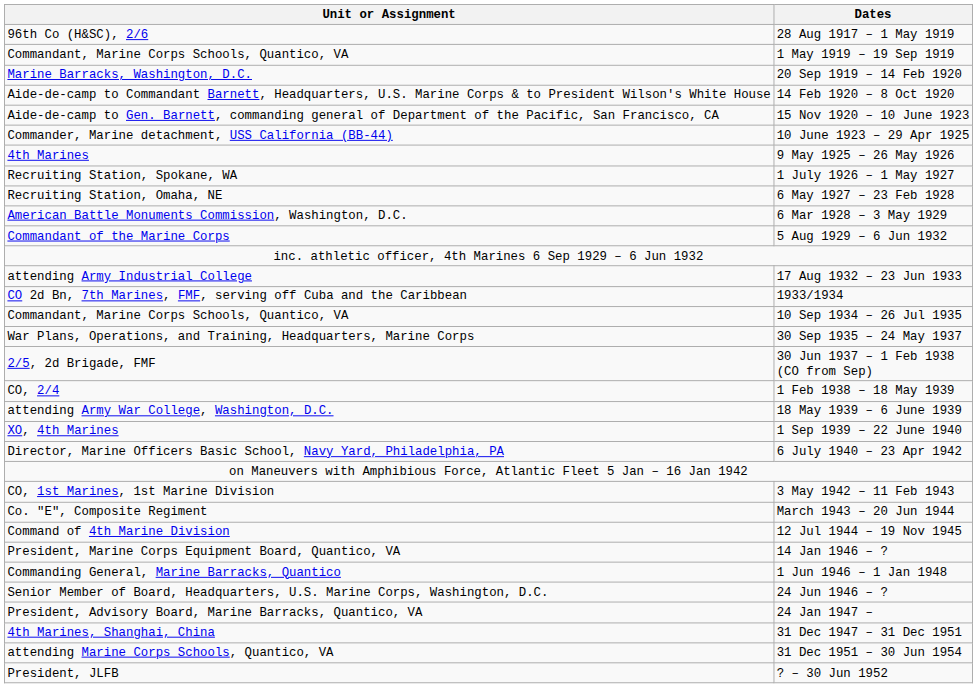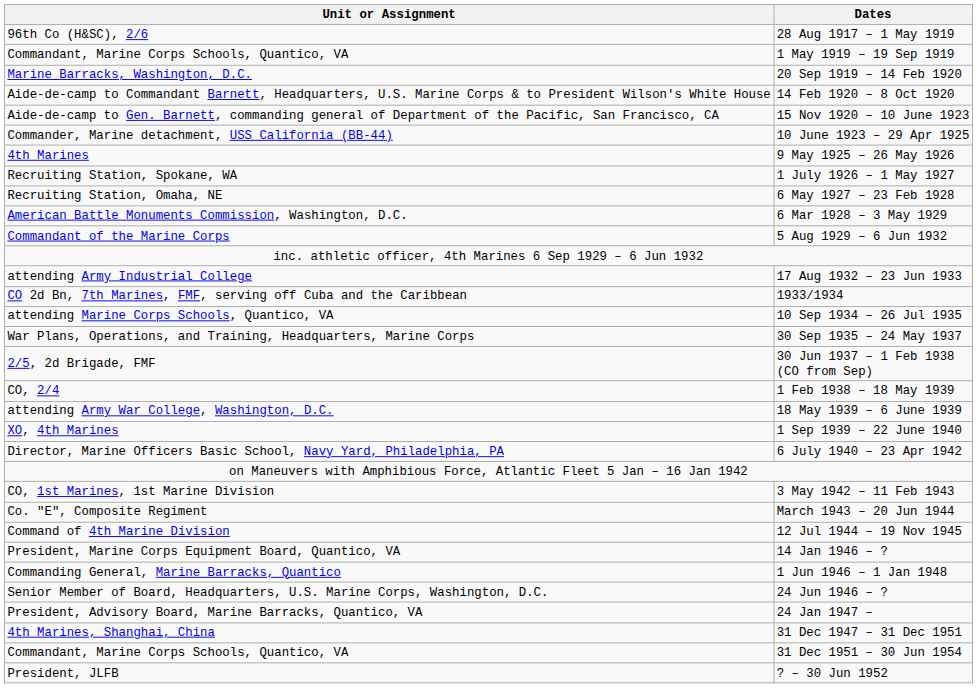(178, 316) Commandant, Marine Corps Schools, Quantico, VA -> (170, 316) attending Marine Corps Schools, Quantico, VA
(170, 653) attending Marine Corps Schools, Quantico, VA -> (178, 653) Commandant, Marine Corps Schools, Quantico, VA
